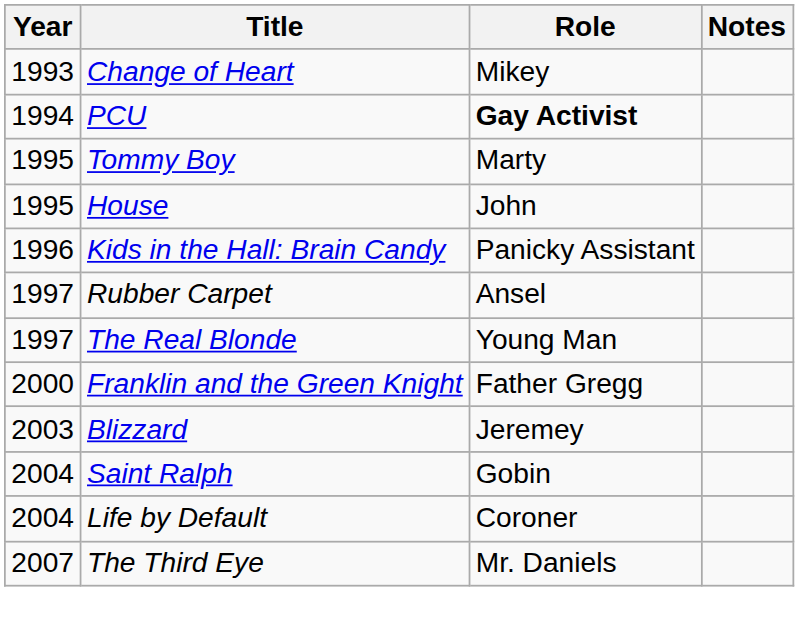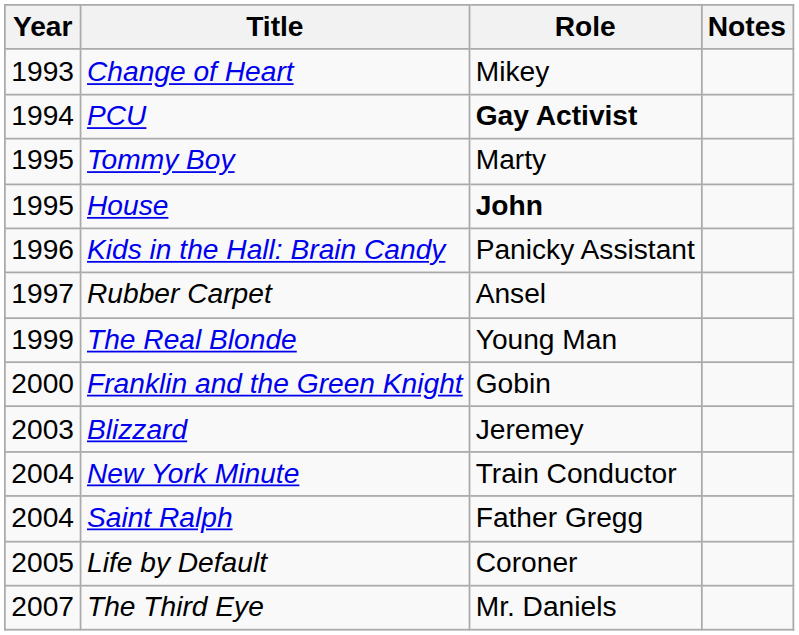(506, 205) normal -> (509, 205) bold
(43, 339) 1997 -> (43, 339) 1999
(559, 384) Father Gregg -> (513, 384) Gobin
+ row: (193, 473)
(513, 473) Gobin -> (559, 518) Father Gregg
(43, 518) 2004 -> (43, 562) 2005
